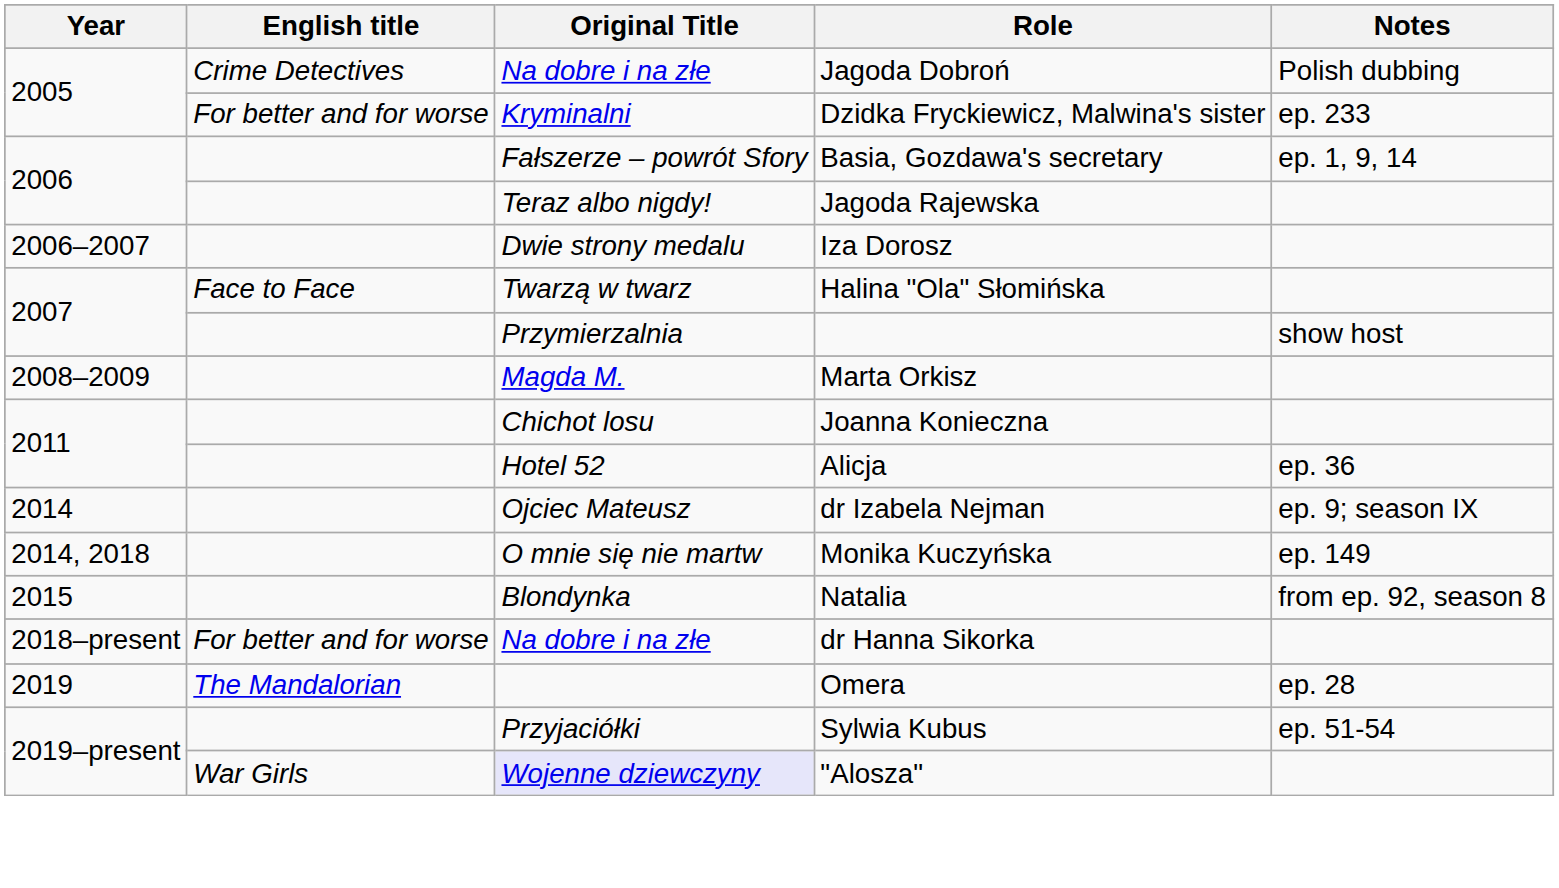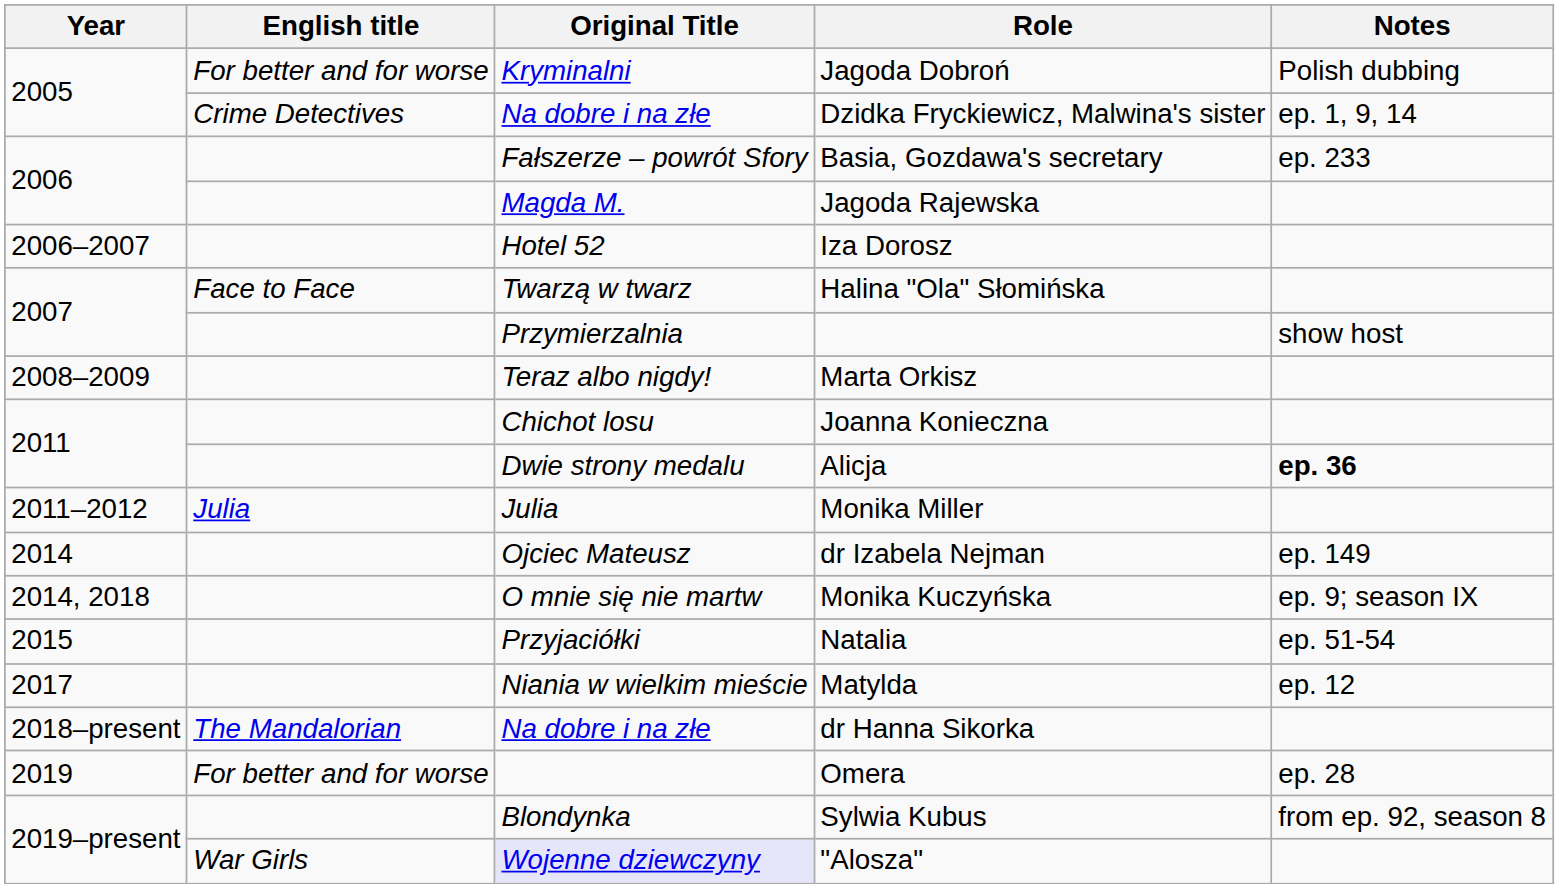(299, 70) Crime Detectives -> (341, 70) For better and for worse
(606, 70) Na dobre i na złe -> (566, 70) Kryminalni
(341, 114) For better and for worse -> (299, 114) Crime Detectives
(566, 114) Kryminalni -> (606, 114) Na dobre i na złe
(1324, 114) ep. 233 -> (1348, 114) ep. 1, 9, 14
(1348, 158) ep. 1, 9, 14 -> (1324, 158) ep. 233
(606, 202) Teraz albo nigdy! -> (563, 202) Magda M.
(623, 245) Dwie strony medalu -> (553, 245) Hotel 52
(563, 377) Magda M. -> (606, 377) Teraz albo nigdy!
(553, 465) Hotel 52 -> (623, 465) Dwie strony medalu
(1317, 465) normal -> (1318, 465) bold
+ row: (902, 509)
(1378, 509) ep. 9; season IX -> (1324, 553) ep. 149
(1324, 553) ep. 149 -> (1378, 597) ep. 9; season IX
(566, 597) Blondynka -> (571, 641) Przyjaciółki
(1412, 597) from ep. 92, season 8 -> (1337, 641) ep. 51-54
+ row: (869, 684)
(341, 641) For better and for worse -> (297, 728) The Mandalorian
(297, 684) The Mandalorian -> (341, 772) For better and for worse
(571, 728) Przyjaciółki -> (566, 816) Blondynka
(1337, 728) ep. 51-54 -> (1412, 816) from ep. 92, season 8
